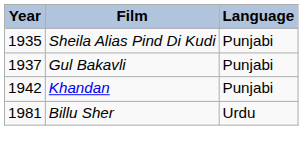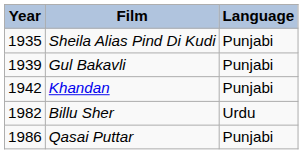(25, 64) 1937 -> (25, 64) 1939
(25, 112) 1981 -> (25, 112) 1982
+ row: (91, 137)
